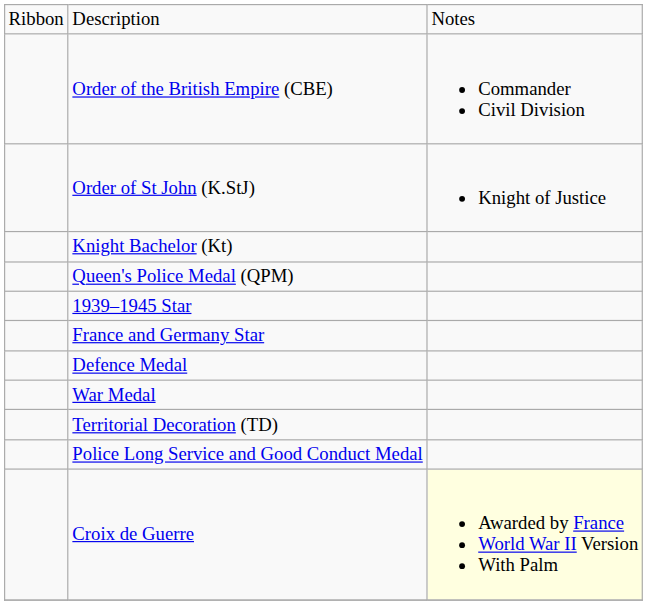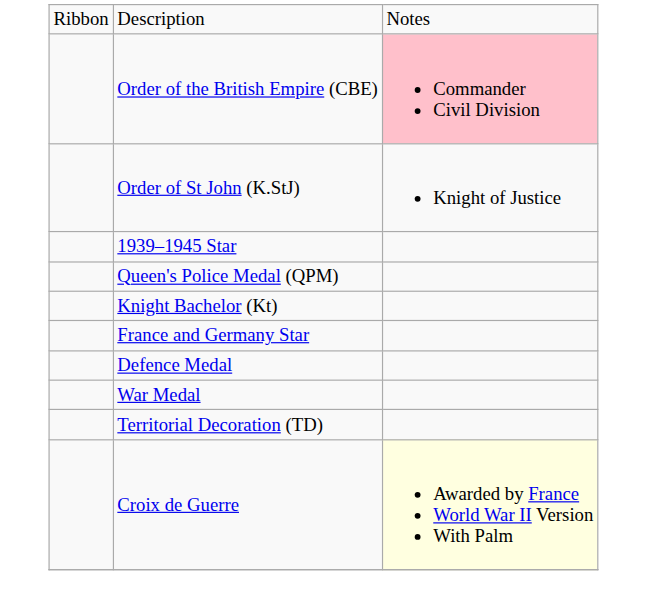(535, 99) no background -> (490, 99) pink background
rows swapped: (152, 246) <-> (132, 305)
- row: (248, 454)
